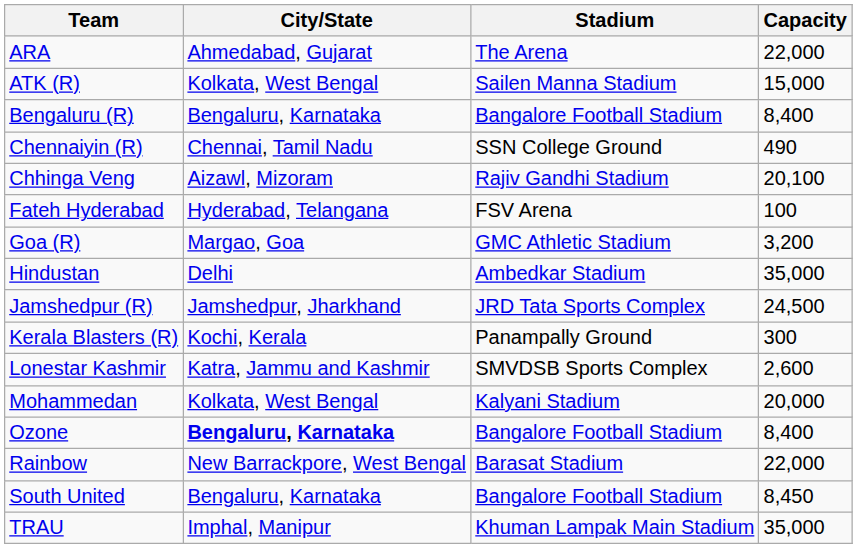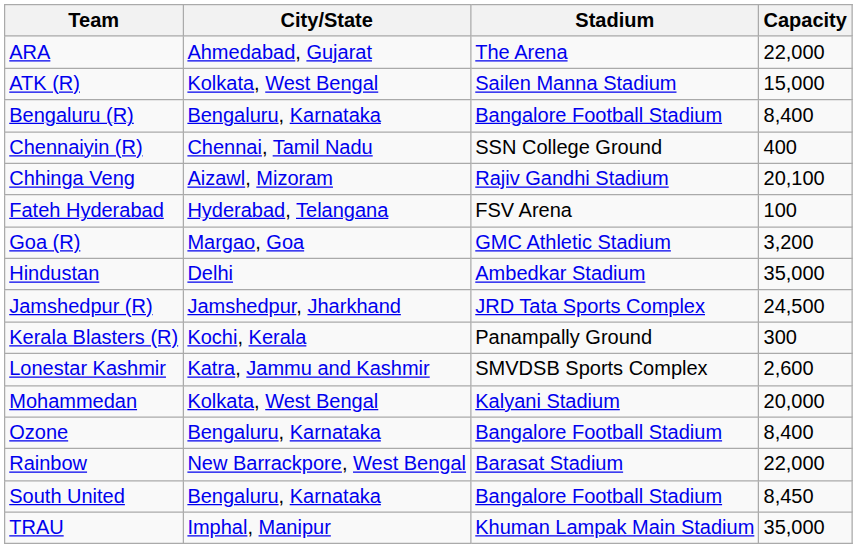(780, 147) 490 -> (780, 147) 400
(291, 432) bold -> (284, 432) normal
